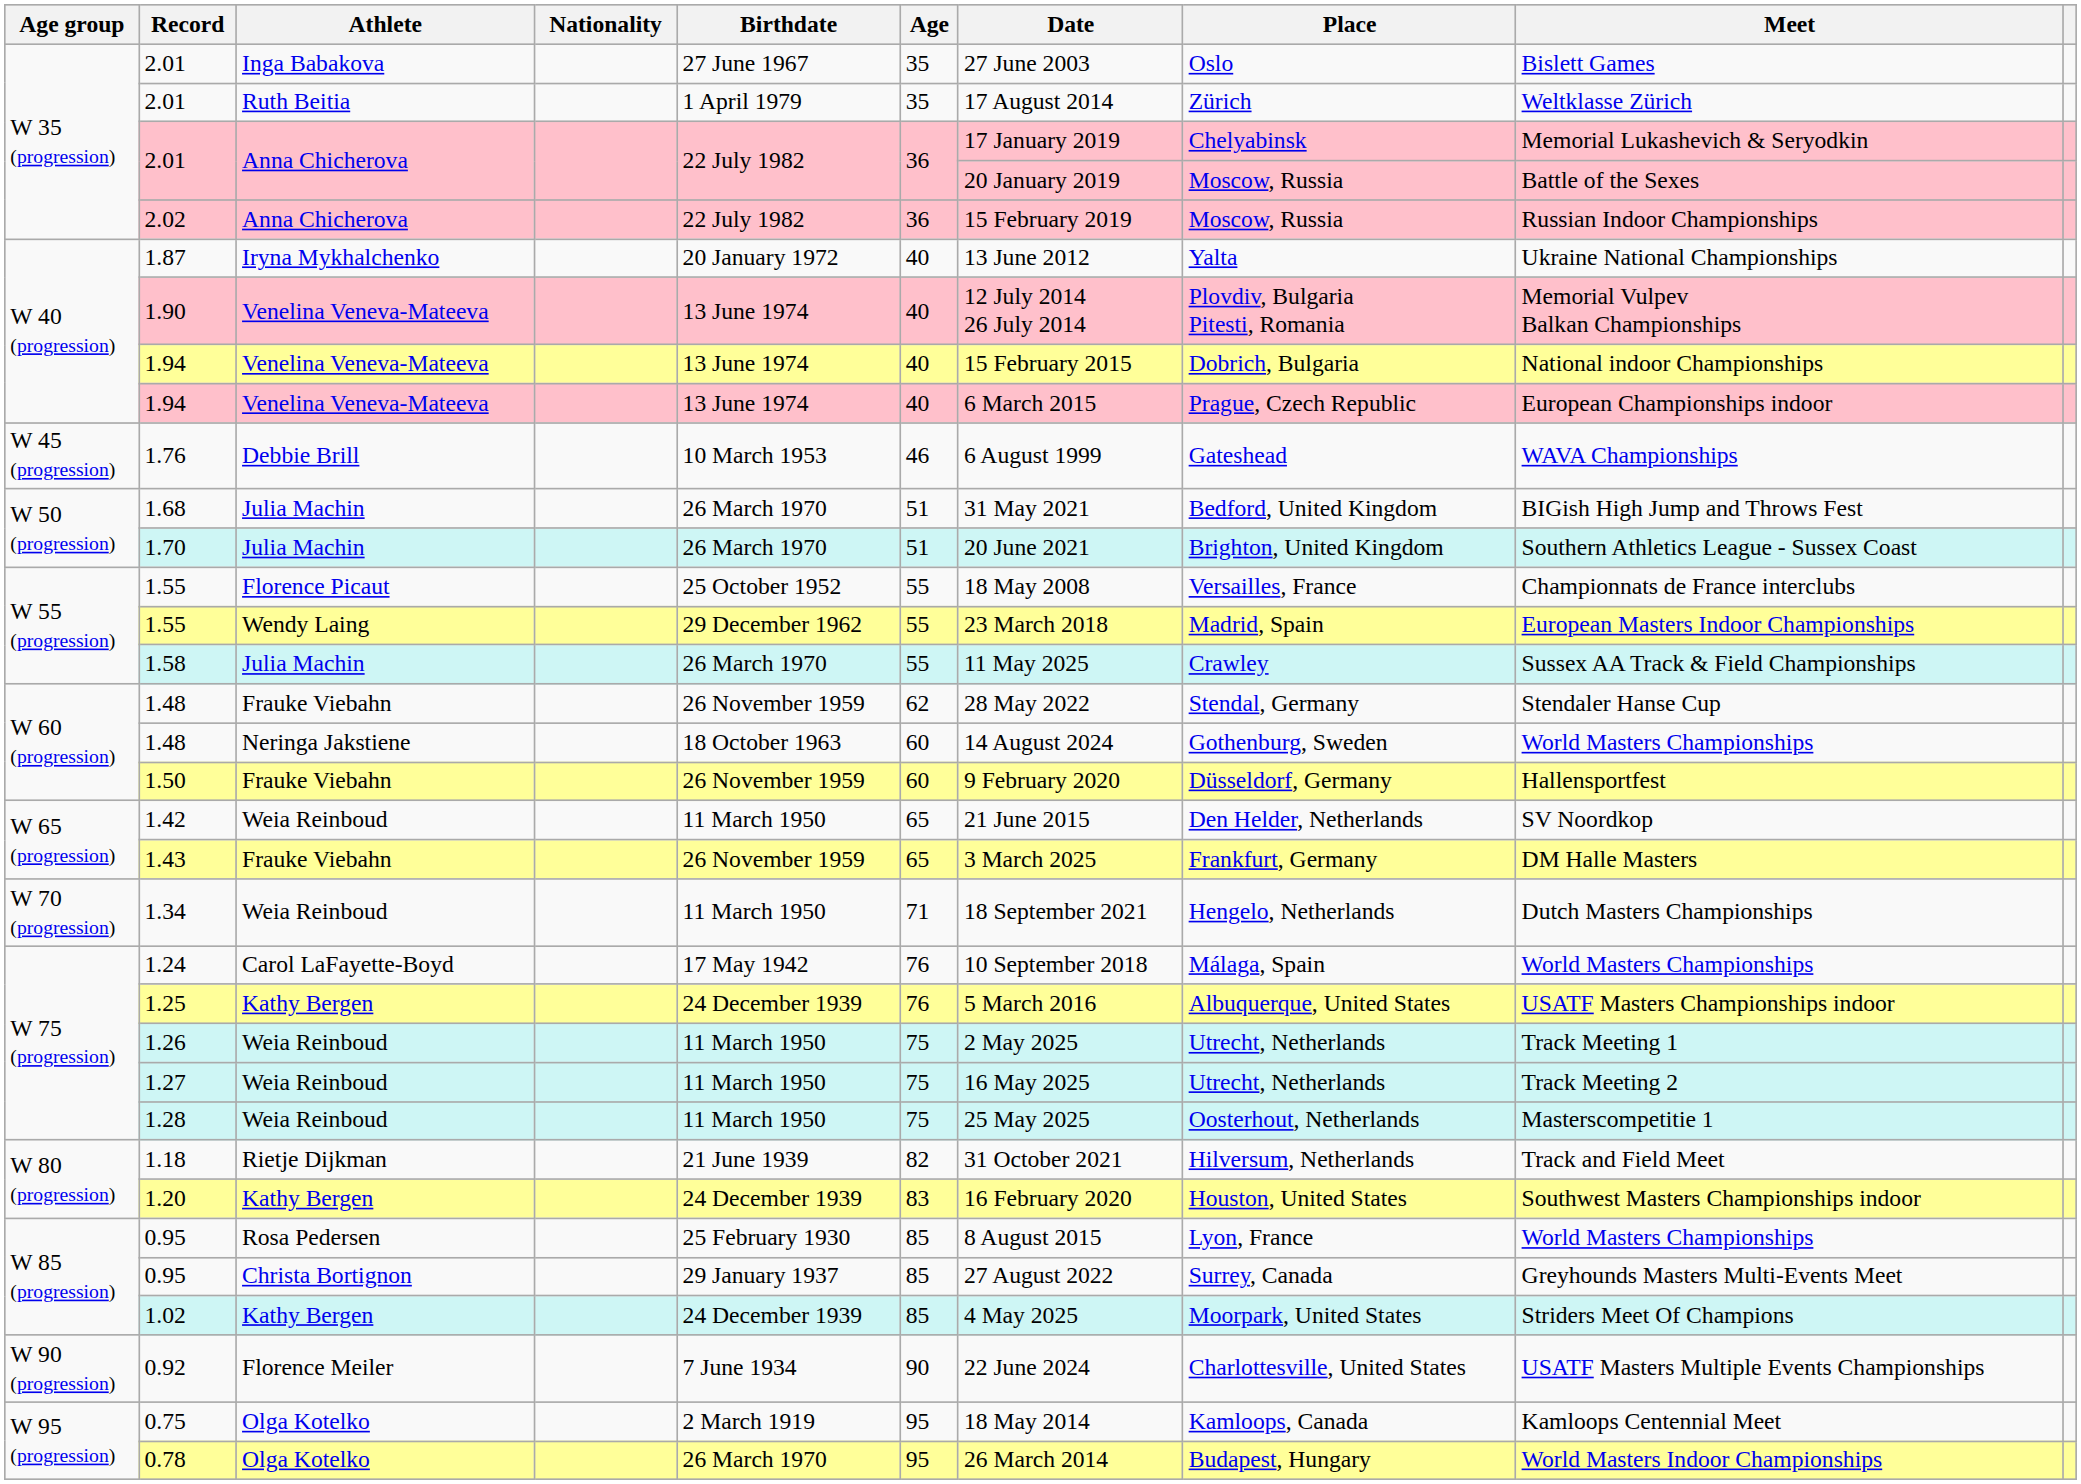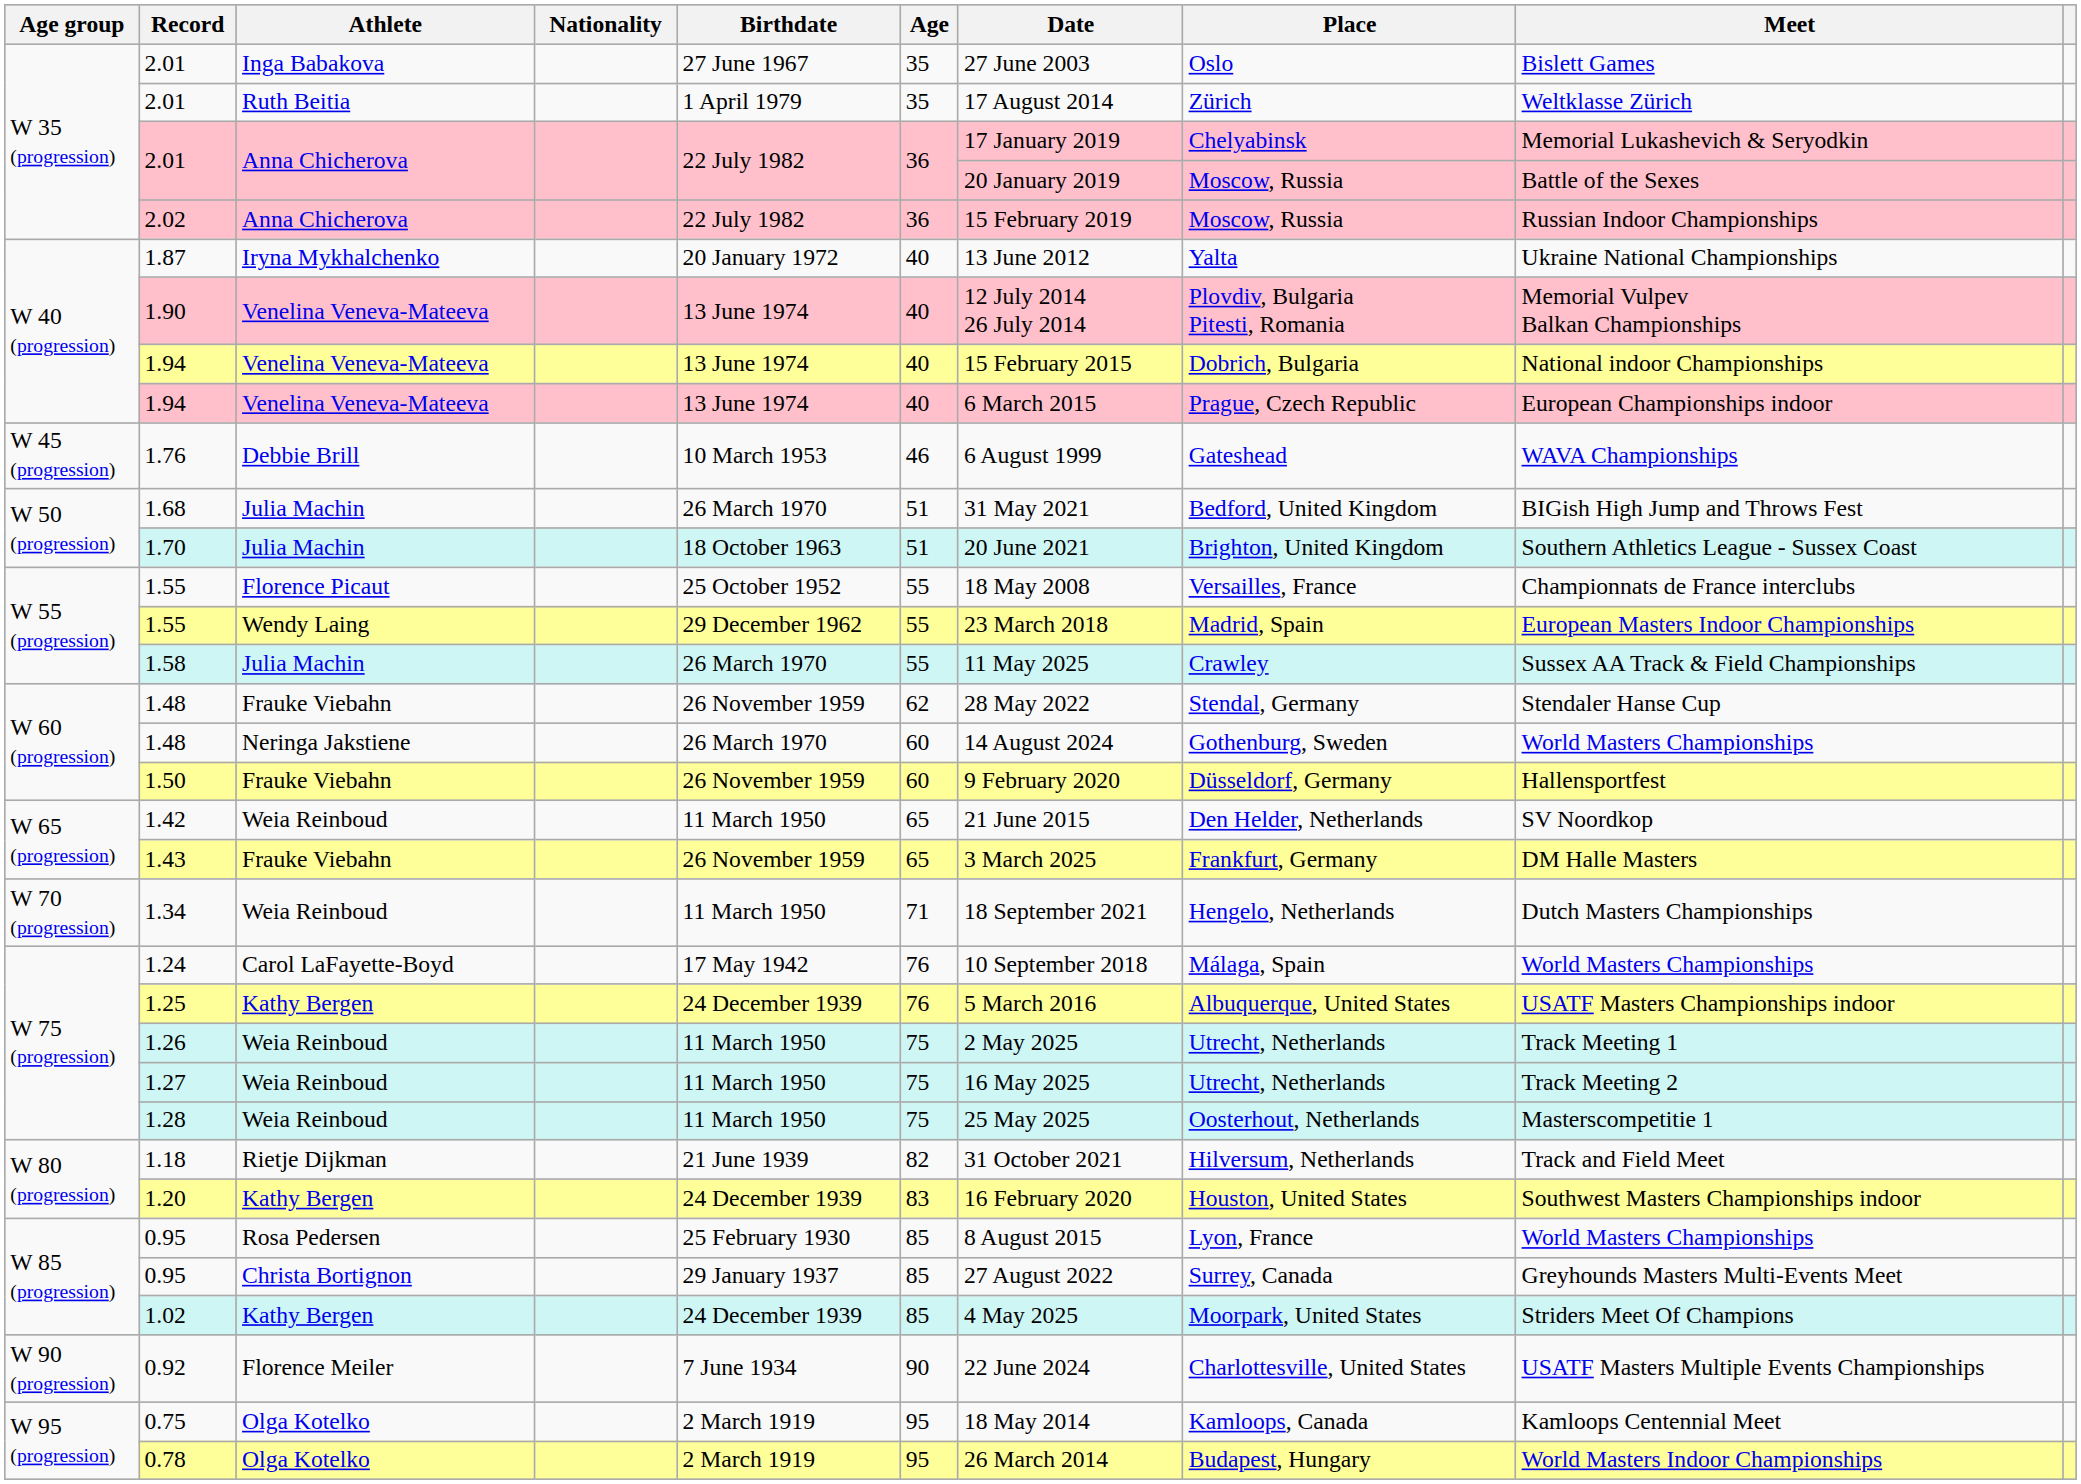(755, 547) 26 March 1970 -> (762, 547) 18 October 1963
(762, 742) 18 October 1963 -> (755, 742) 26 March 1970
(755, 1460) 26 March 1970 -> (749, 1460) 2 March 1919
